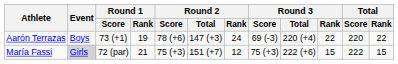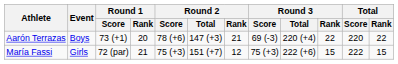(143, 39) 19 -> (143, 39) 20
(236, 39) 24 -> (236, 39) 21
(79, 52) lightgrey background -> (79, 52) no background
